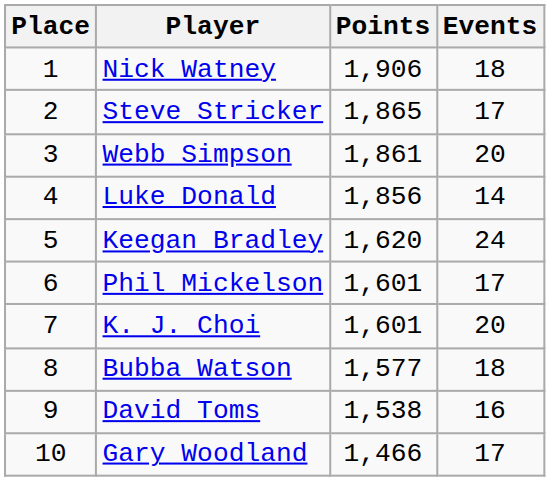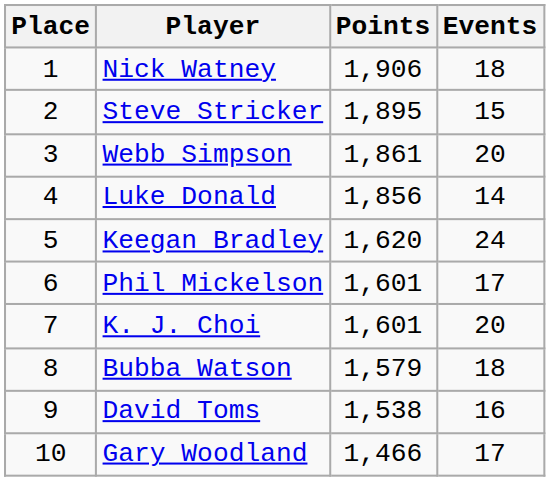(383, 112) 1,865 -> (383, 112) 1,895
(490, 112) 17 -> (490, 112) 15
(383, 369) 1,577 -> (383, 369) 1,579
